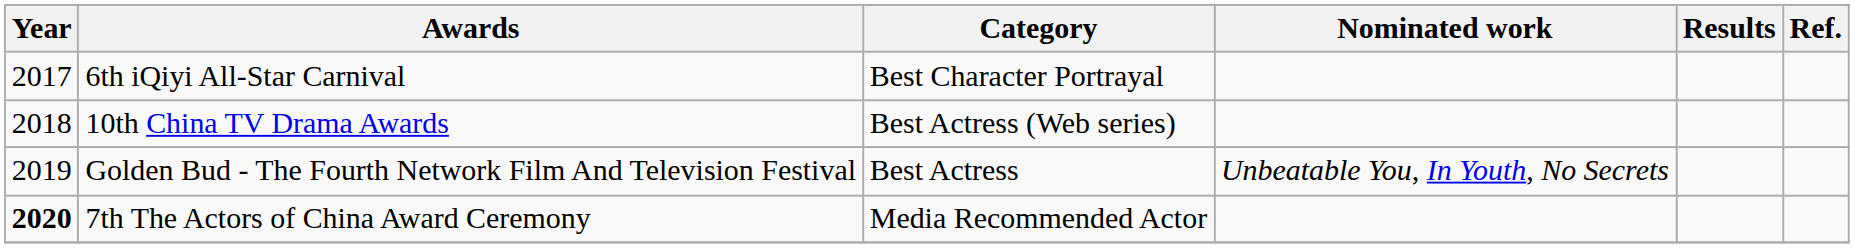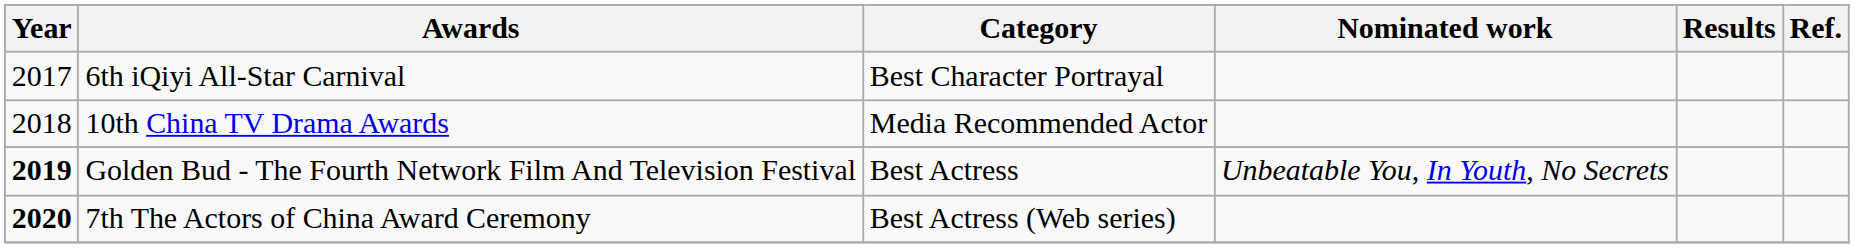(1023, 123) Best Actress (Web series) -> (1038, 123) Media Recommended Actor
(42, 170) normal -> (42, 170) bold
(1038, 218) Media Recommended Actor -> (1023, 218) Best Actress (Web series)
